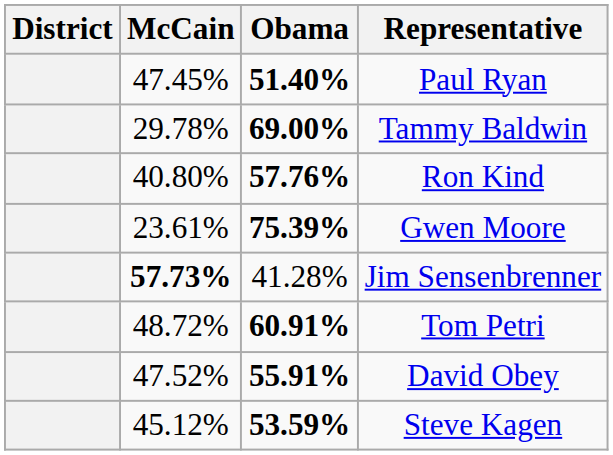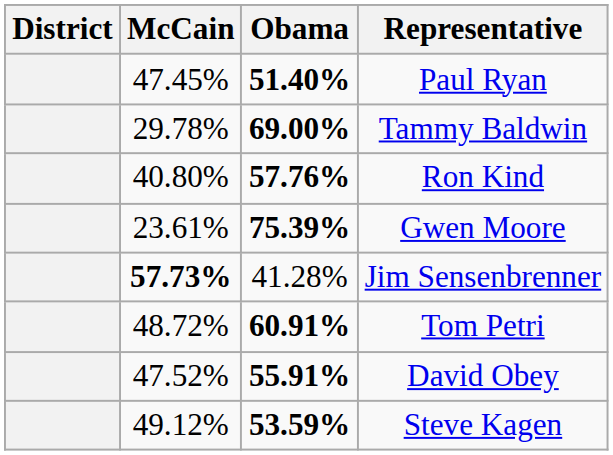(181, 425) 45.12% -> (181, 425) 49.12%
